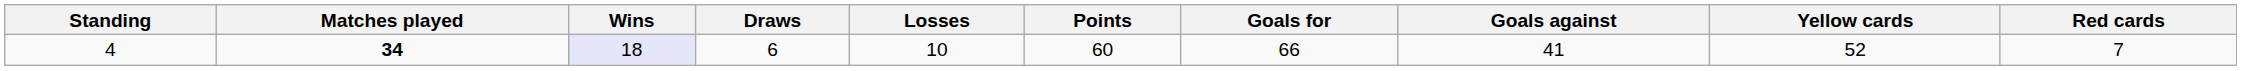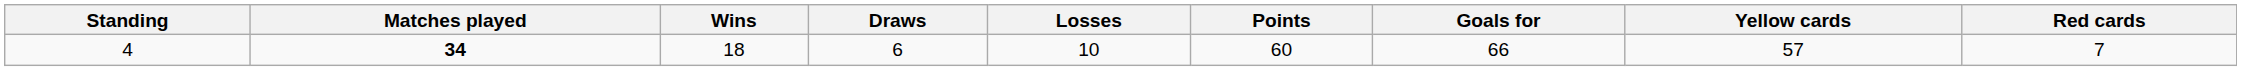- column: (1554, 19)
(632, 50) lavender background -> (734, 50) no background
(1855, 50) 52 -> (1793, 50) 57
